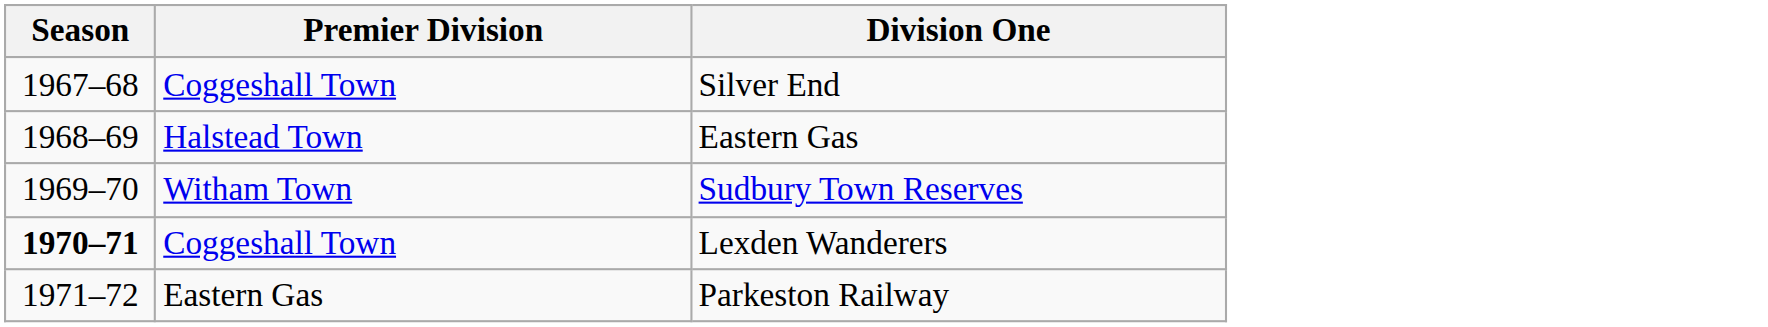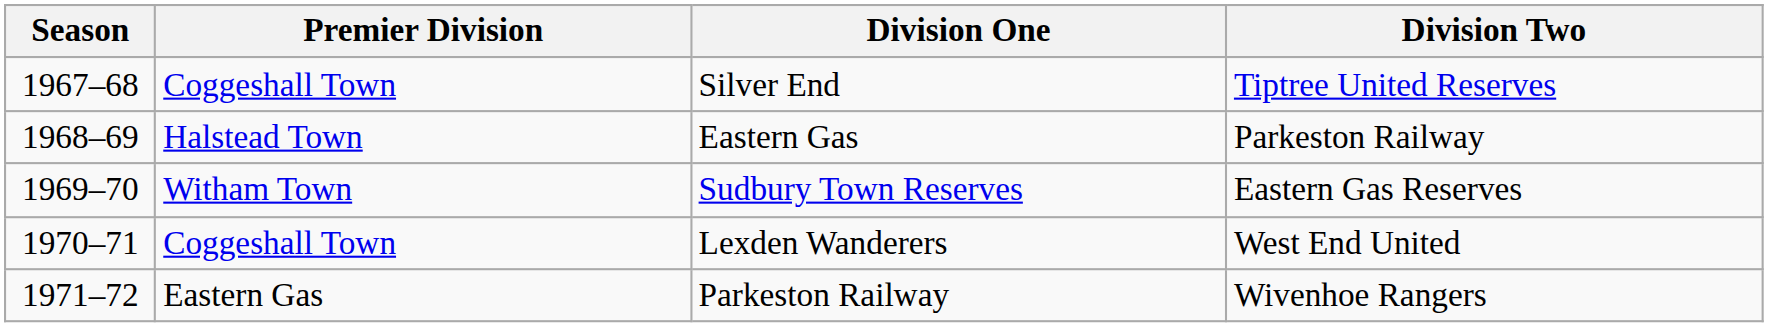+ column: (1494, 30)
(80, 242) bold -> (80, 242) normal
